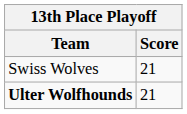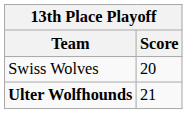(148, 69) 21 -> (148, 69) 20
